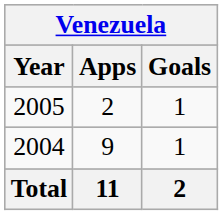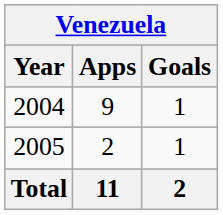rows swapped: (39, 147) <-> (39, 106)
